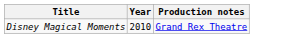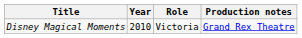+ column: (177, 12)
